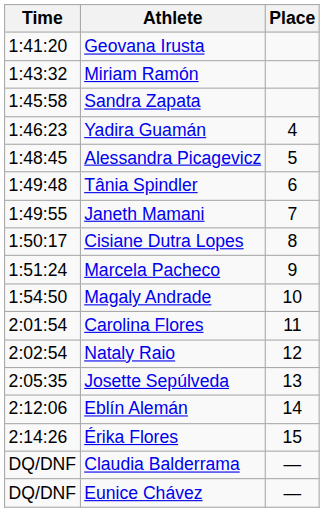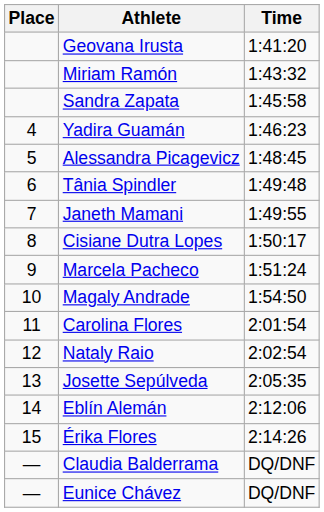columns swapped: (292, 18) <-> (42, 18)
